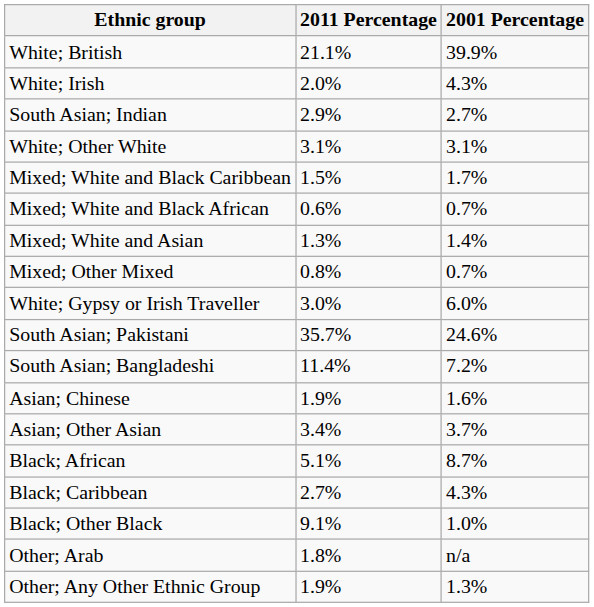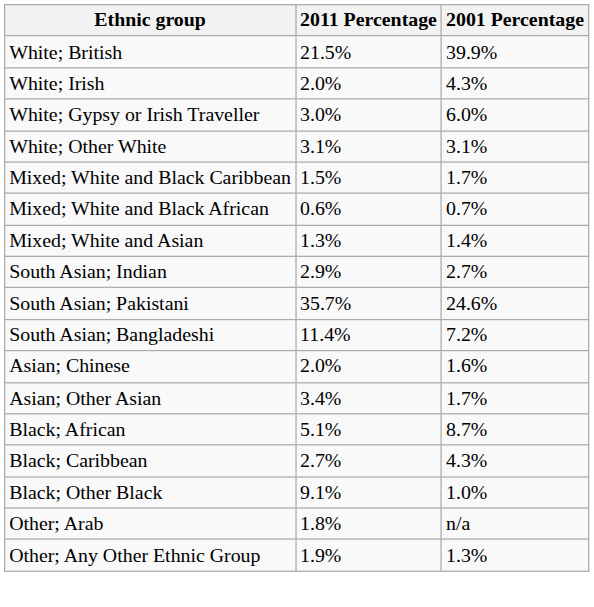(326, 51) 21.1% -> (326, 51) 21.5%
rows swapped: (134, 303) <-> (88, 114)
- row: (91, 271)
(321, 397) 1.9% -> (321, 366) 2.0%
(467, 429) 3.7% -> (467, 397) 1.7%
